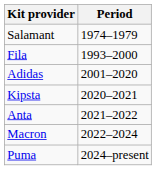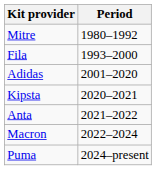- row: (31, 34)
+ row: (21, 34)
